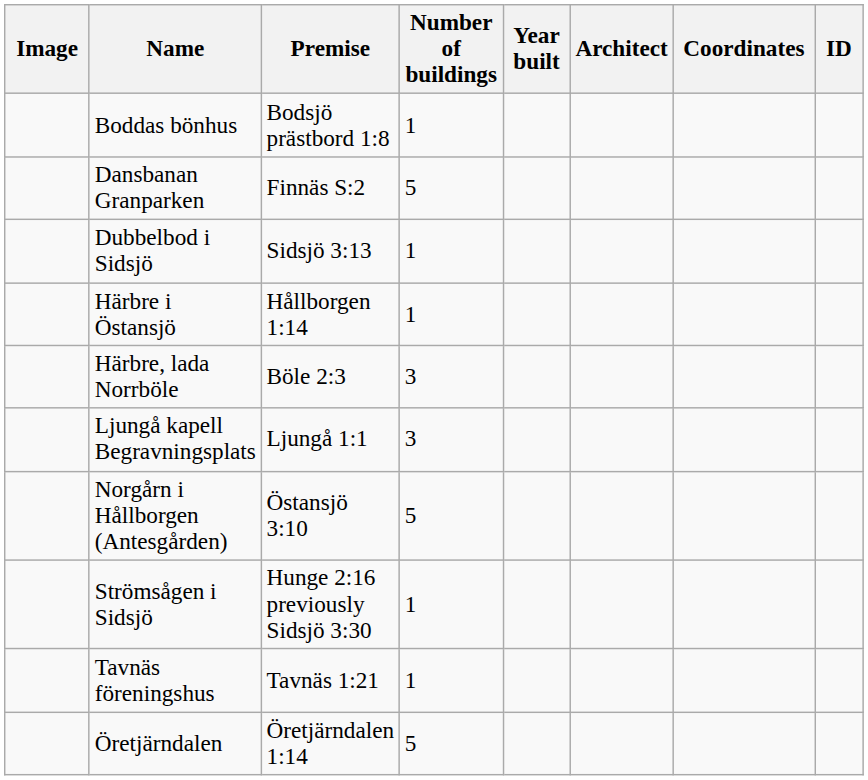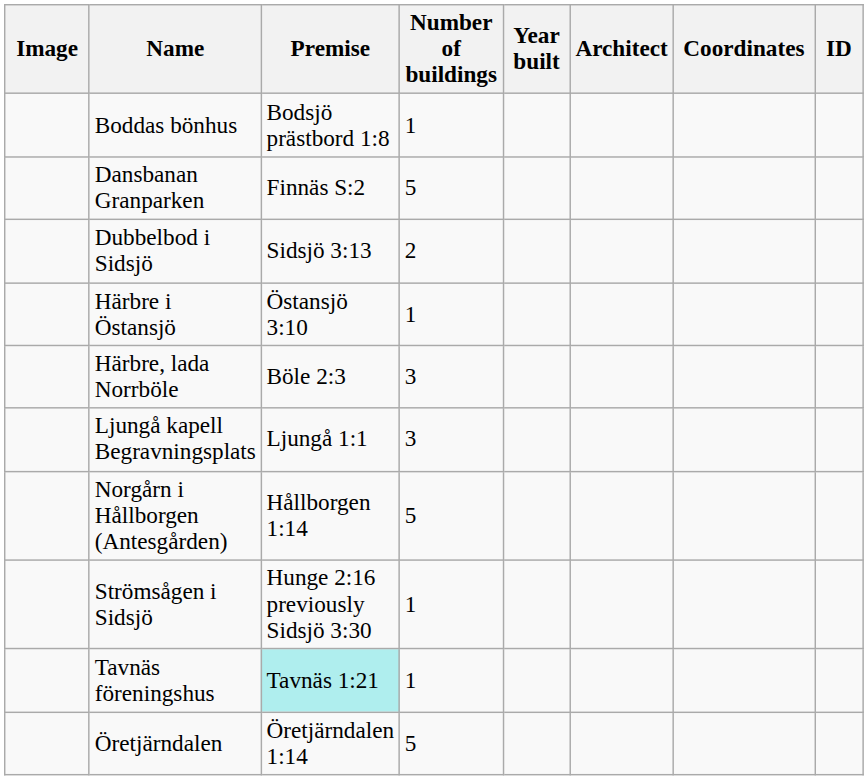(411, 250) 1 -> (411, 250) 2
(319, 313) Hållborgen 1:14 -> (307, 313) Östansjö 3:10
(307, 515) Östansjö 3:10 -> (319, 515) Hållborgen 1:14
(323, 680) no background -> (323, 680) paleturquoise background
